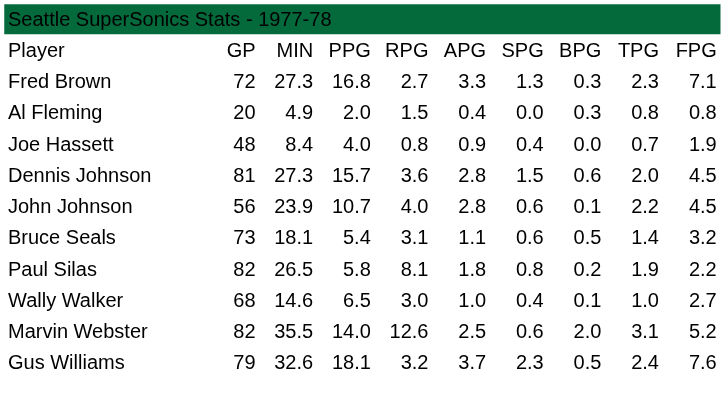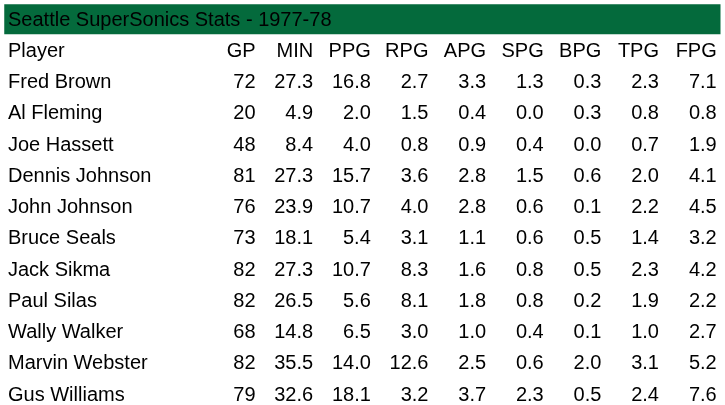(703, 175) 4.5 -> (703, 175) 4.1
(244, 206) 56 -> (244, 206) 76
+ row: (59, 269)
(357, 269) 5.8 -> (357, 300) 5.6
(294, 300) 14.6 -> (294, 331) 14.8
